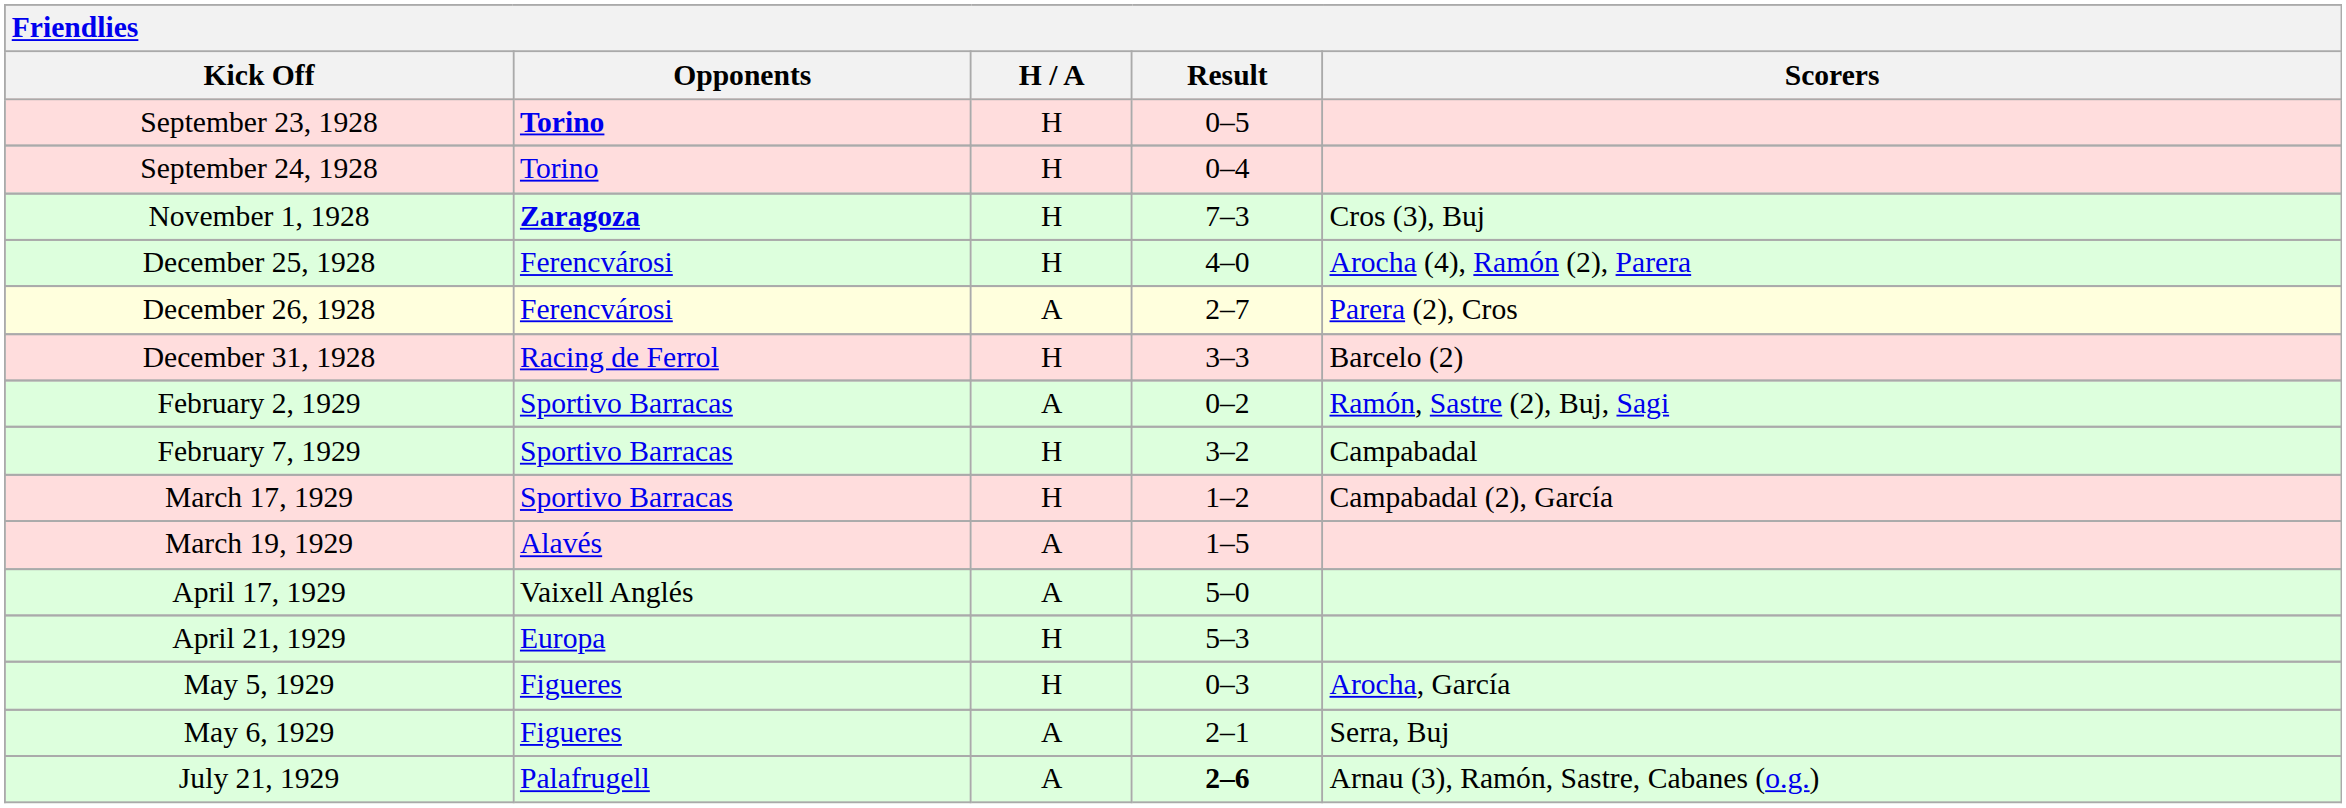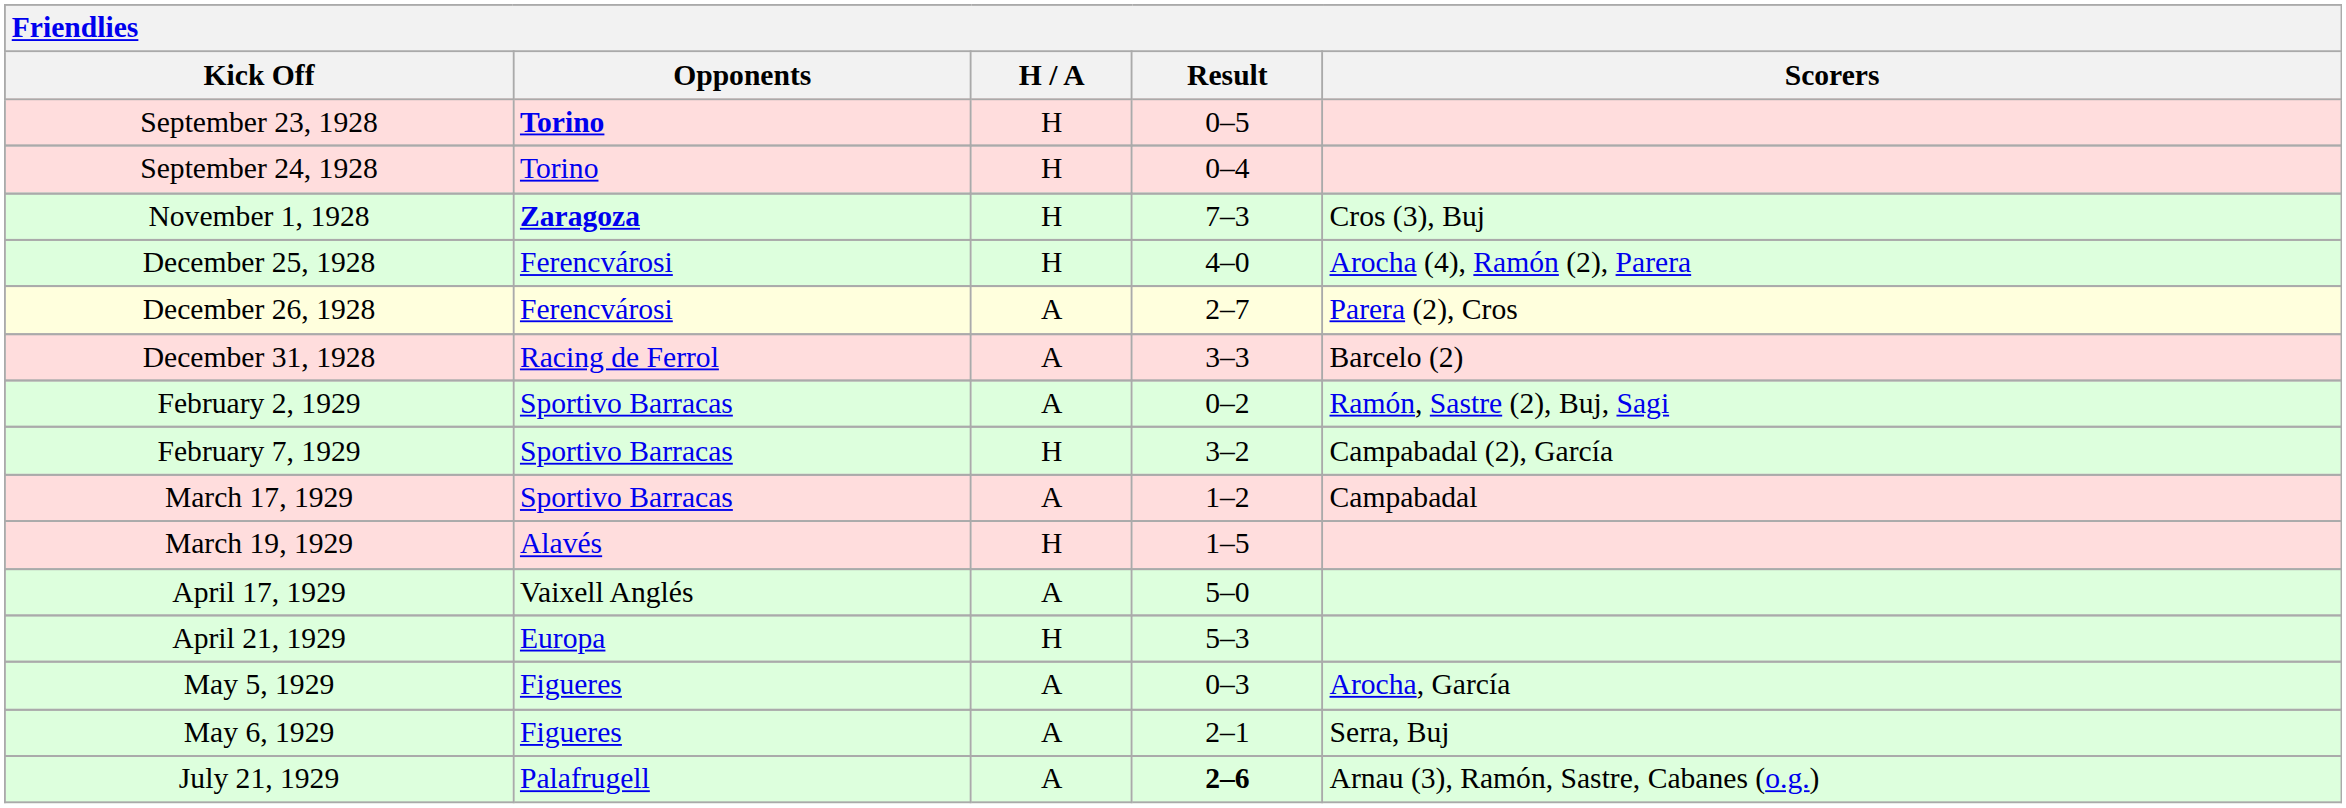(1052, 356) H -> (1052, 356) A
(1403, 450) Campabadal -> (1471, 450) Campabadal (2), García
(1052, 497) H -> (1052, 497) A
(1471, 497) Campabadal (2), García -> (1403, 497) Campabadal
(1052, 544) A -> (1052, 544) H
(1052, 685) H -> (1052, 685) A
